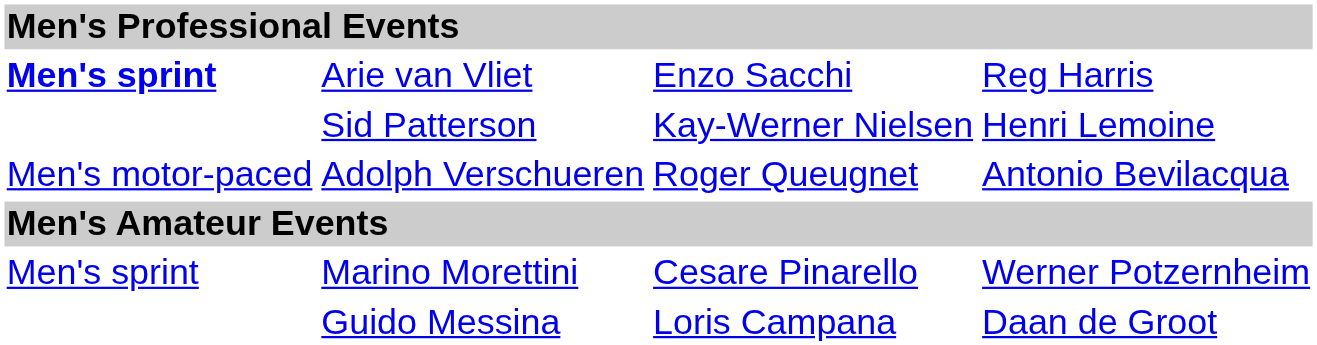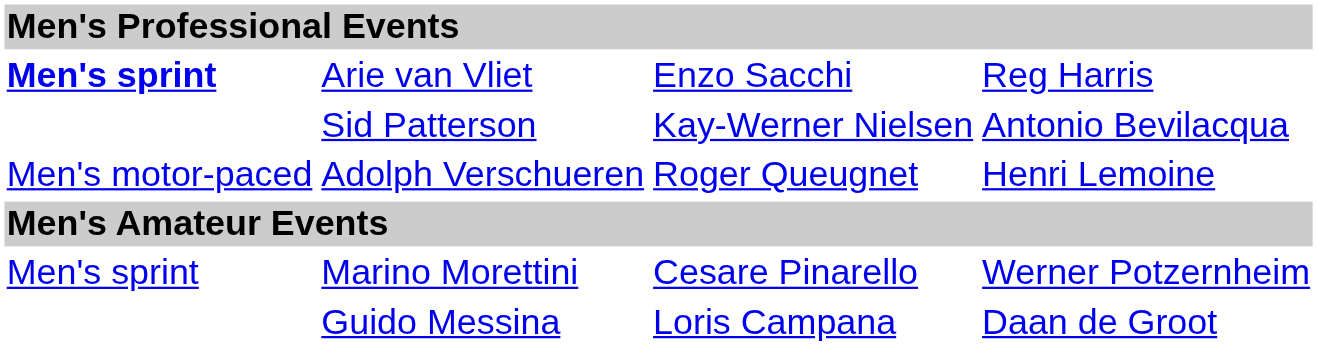(1099, 124) Henri Lemoine -> (1136, 124) Antonio Bevilacqua
(1136, 174) Antonio Bevilacqua -> (1099, 174) Henri Lemoine
